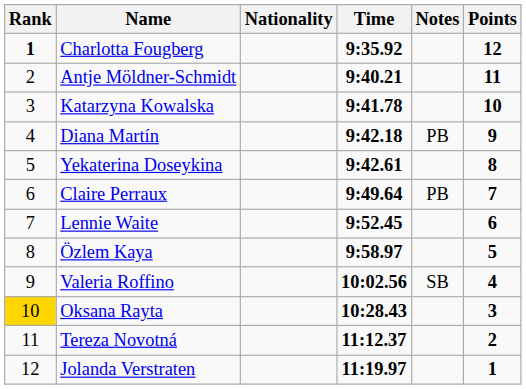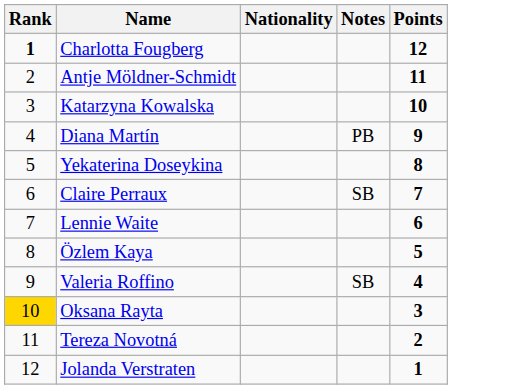- column: (374, 19)
(437, 194) PB -> (363, 194) SB
